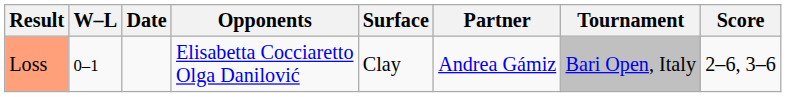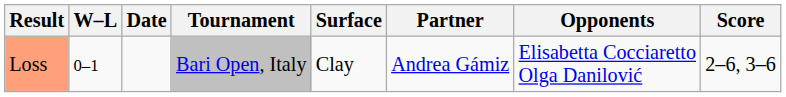columns swapped: (631, 20) <-> (265, 20)
